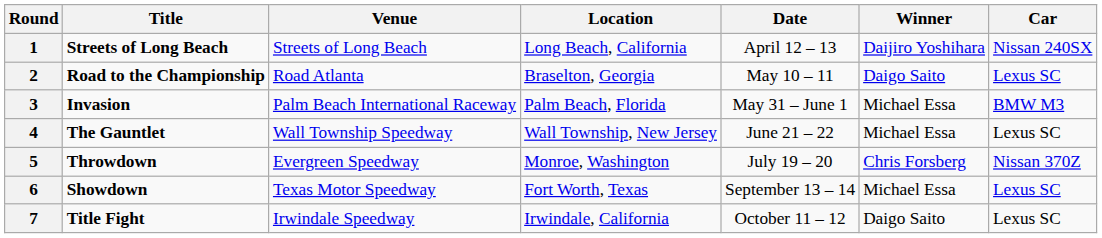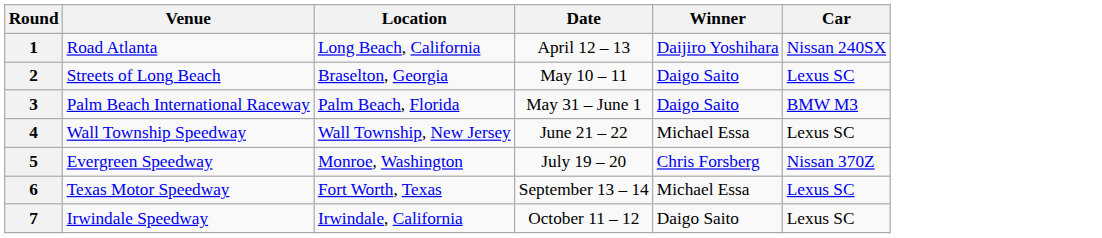- column: (166, 19)
(350, 47) Streets of Long Beach -> (112, 47) Road Atlanta
(318, 76) Road Atlanta -> (144, 76) Streets of Long Beach
(909, 104) Michael Essa -> (698, 104) Daigo Saito
